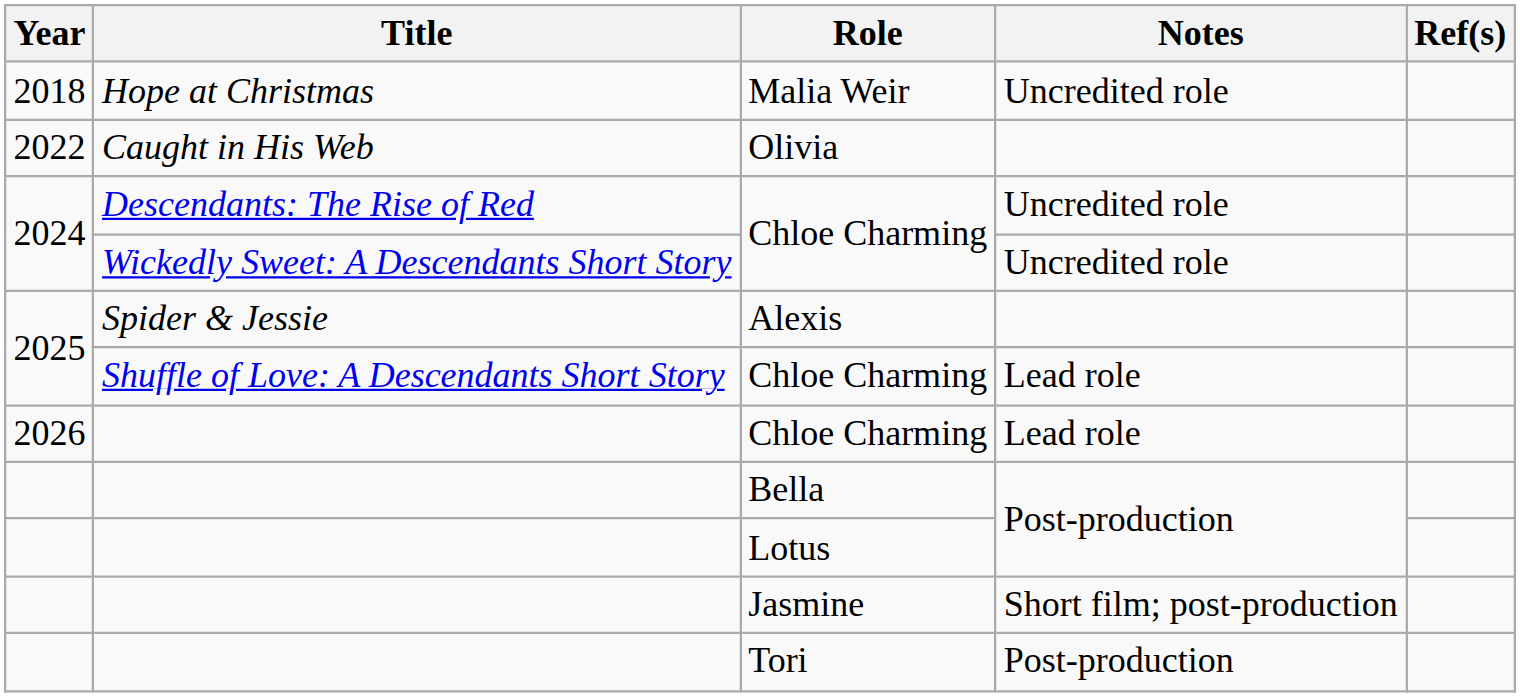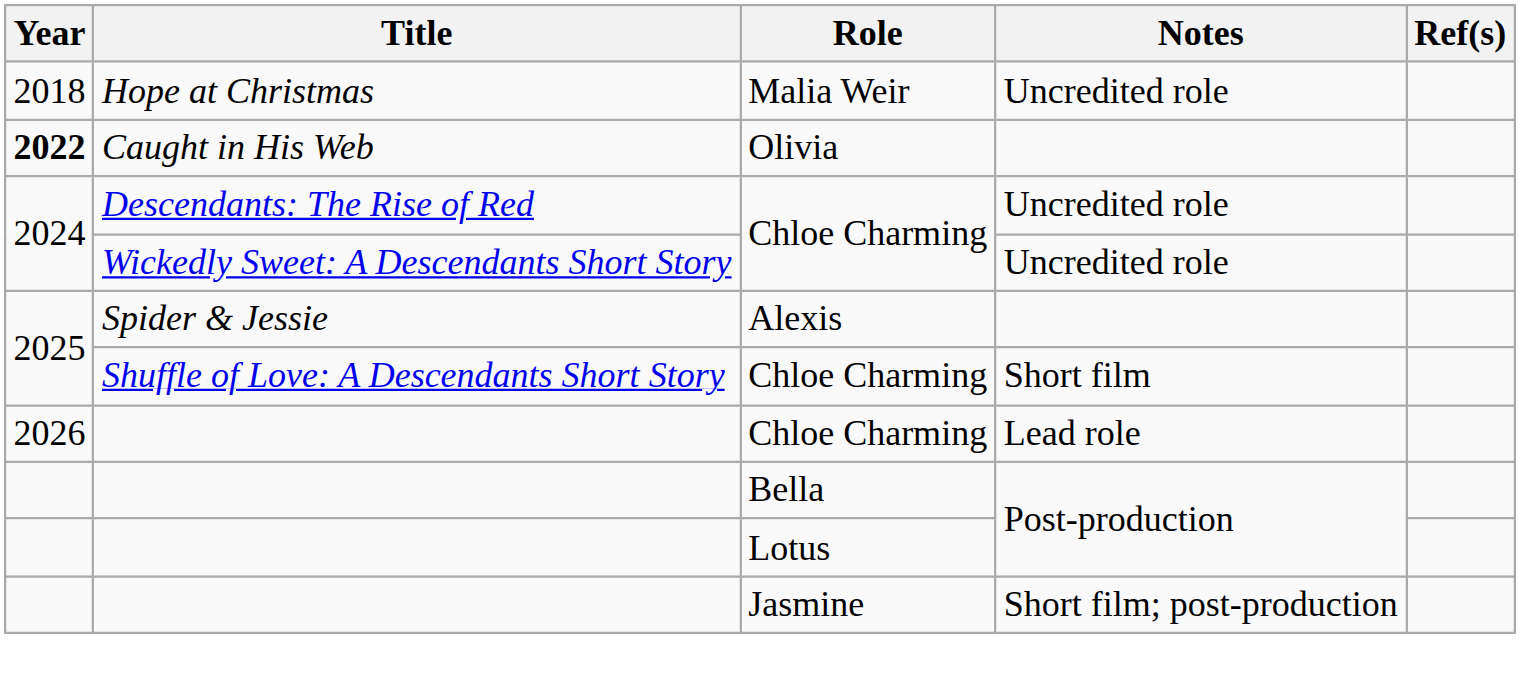(49, 147) normal -> (49, 147) bold
(1072, 375) Lead role -> (1077, 375) Short film
- row: (417, 662)
